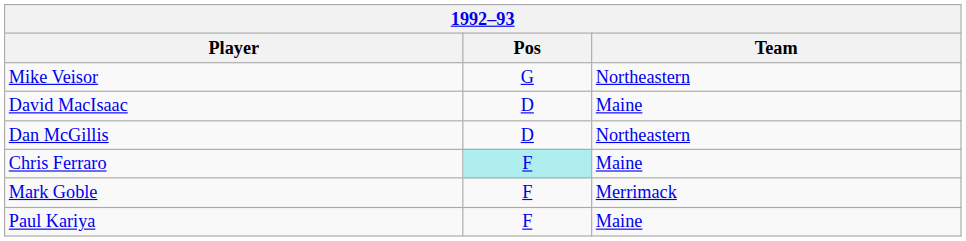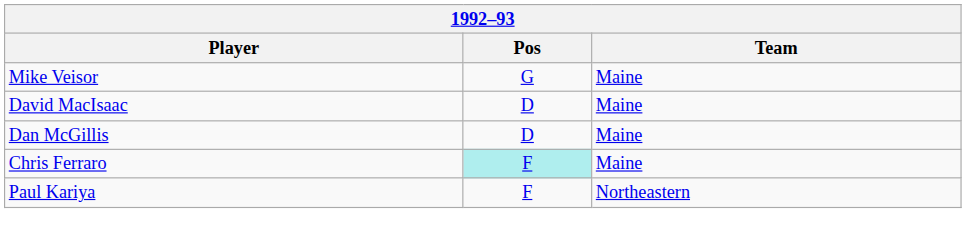(643, 76) Northeastern -> (619, 76) Maine
(643, 134) Northeastern -> (619, 134) Maine
- row: (53, 192)
(619, 221) Maine -> (643, 192) Northeastern
